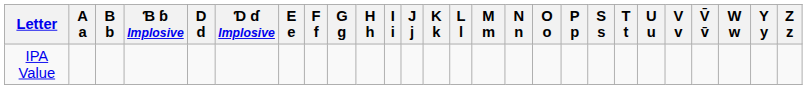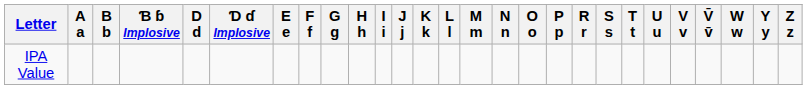+ column: (584, 24)
